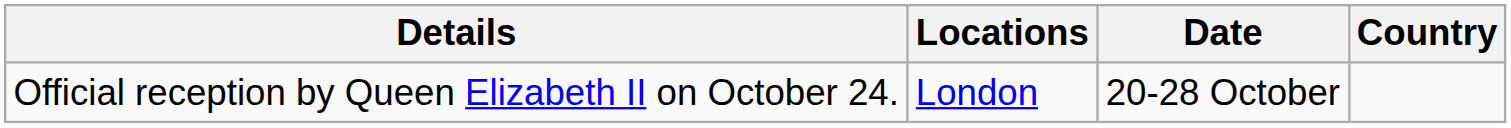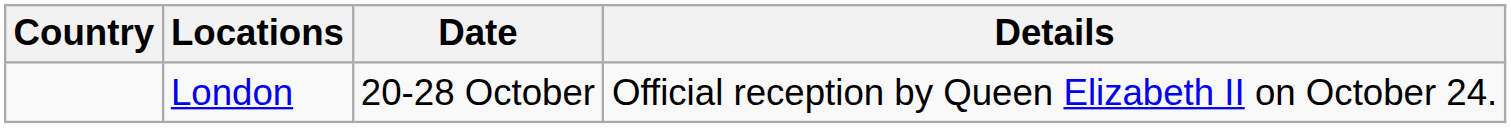columns swapped: (1427, 33) <-> (456, 33)
